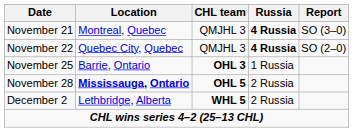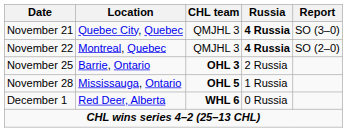(122, 30) Montreal, Quebec -> (131, 30) Quebec City, Quebec
(131, 48) Quebec City, Quebec -> (122, 48) Montreal, Quebec
(272, 65) 1 Russia -> (266, 65) 2 Russia
(134, 83) bold -> (130, 83) normal
(272, 83) 2 Russia -> (266, 83) 1 Russia
+ row: (37, 100)
- row: (37, 100)
